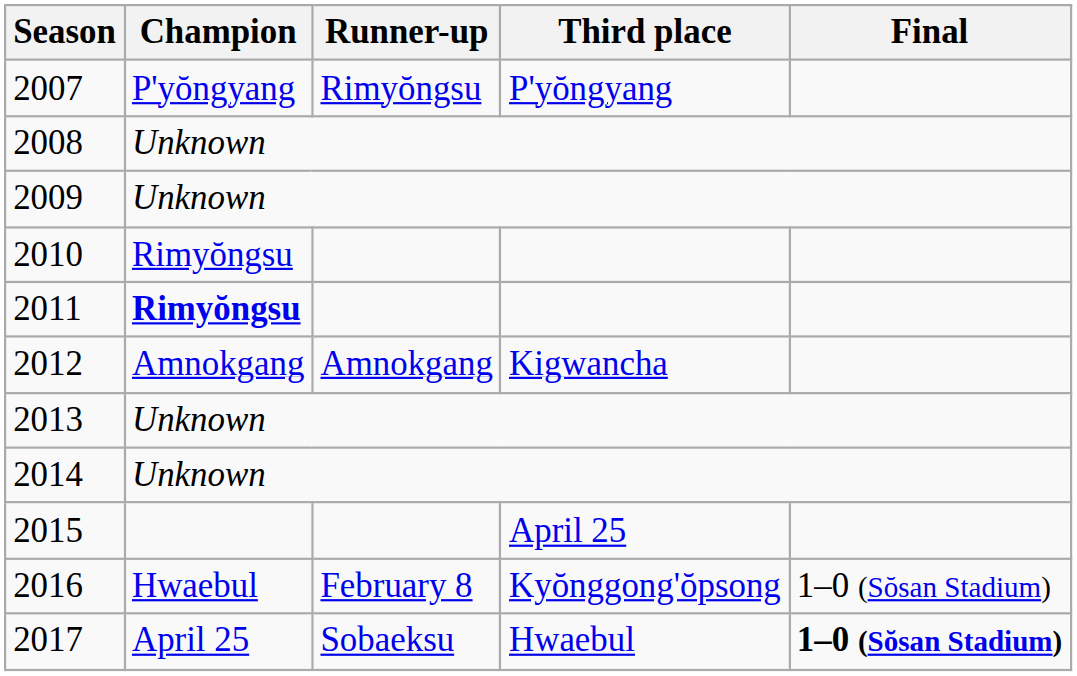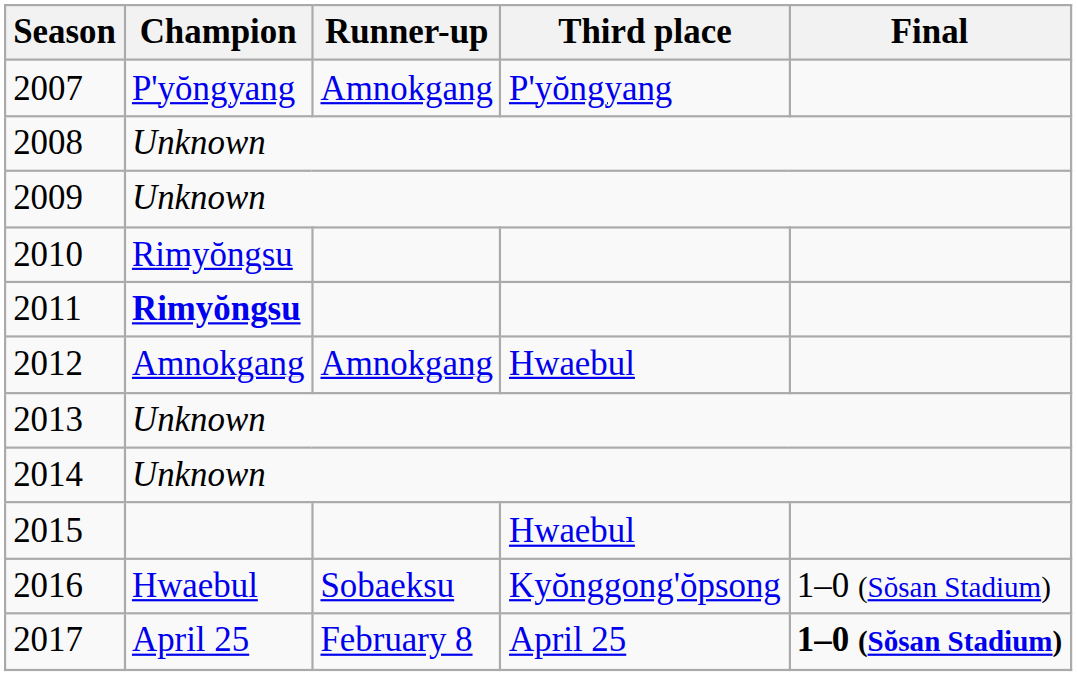(401, 87) Rimyŏngsu -> (407, 87) Amnokgang
(588, 364) Kigwancha -> (572, 364) Hwaebul
(568, 530) April 25 -> (572, 530) Hwaebul
(397, 585) February 8 -> (387, 585) Sobaeksu
(387, 640) Sobaeksu -> (397, 640) February 8
(572, 640) Hwaebul -> (568, 640) April 25
